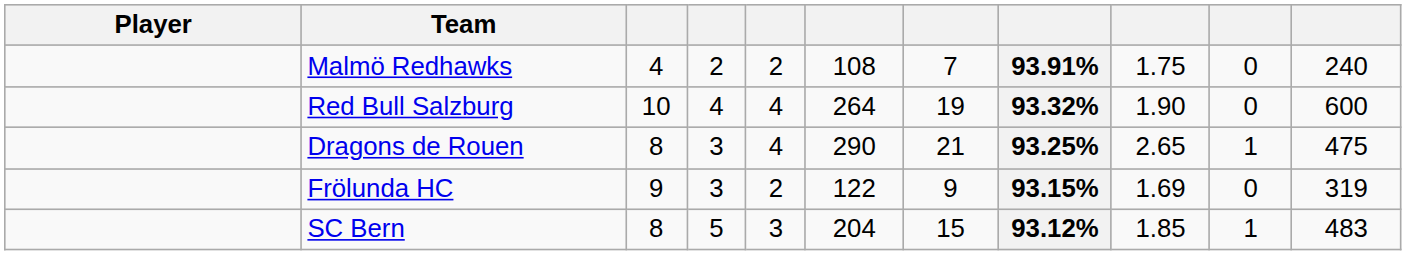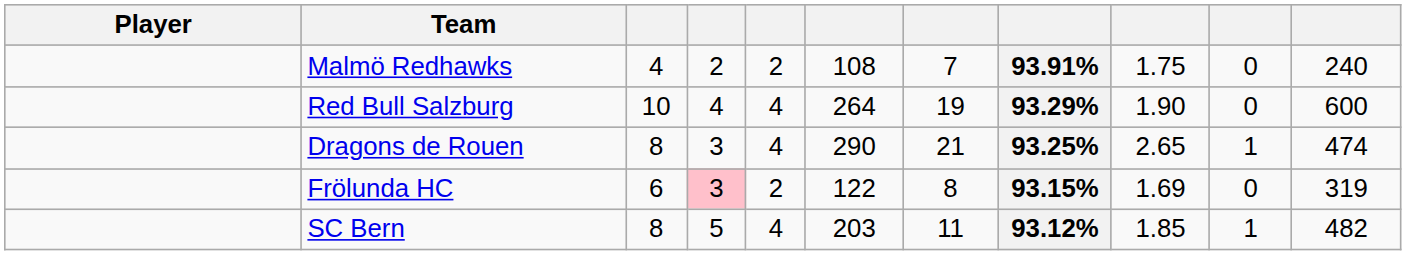(1055, 106) 93.32% -> (1055, 106) 93.29%
(1346, 147) 475 -> (1346, 147) 474
(656, 188) 9 -> (656, 188) 6
(716, 188) no background -> (716, 188) pink background
(951, 188) 9 -> (951, 188) 8
(776, 229) 3 -> (776, 229) 4
(854, 229) 204 -> (854, 229) 203
(951, 229) 15 -> (951, 229) 11
(1346, 229) 483 -> (1346, 229) 482
